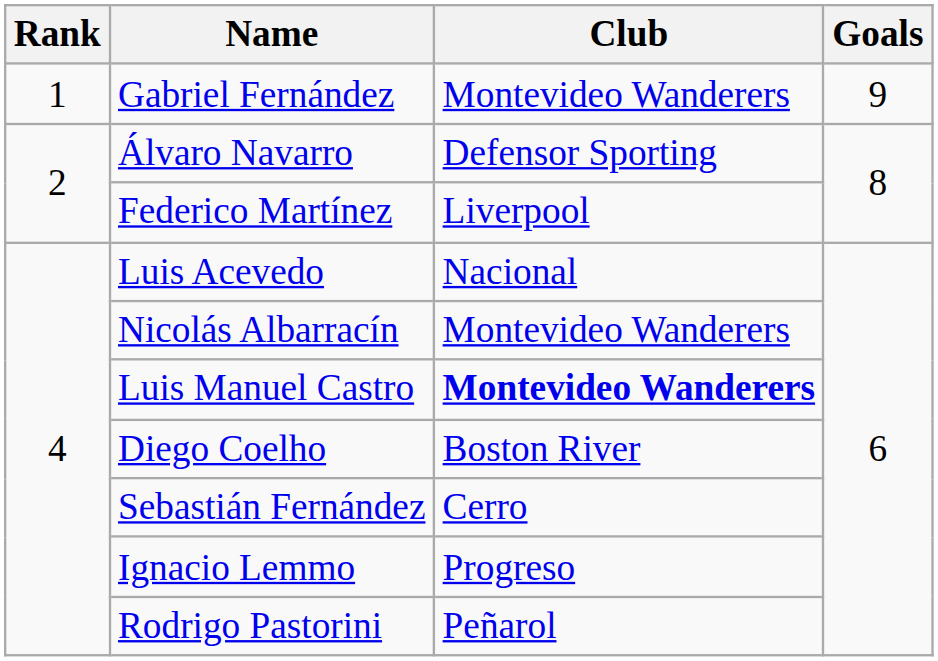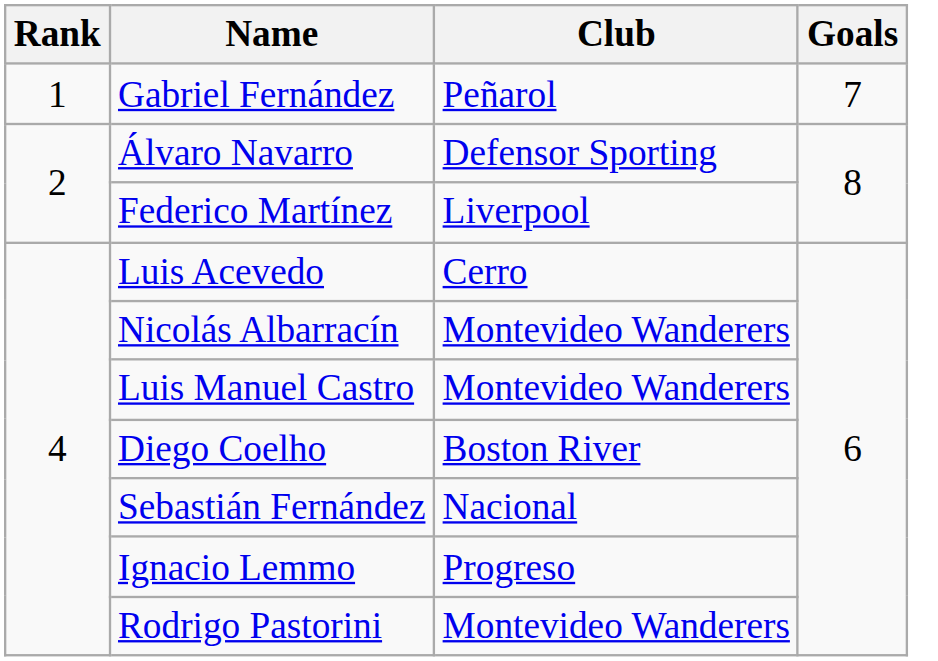(616, 93) Montevideo Wanderers -> (500, 93) Peñarol
(878, 93) 9 -> (853, 93) 7
(510, 270) Nacional -> (485, 270) Cerro
(629, 388) bold -> (616, 388) normal
(485, 507) Cerro -> (510, 507) Nacional
(500, 625) Peñarol -> (616, 625) Montevideo Wanderers
